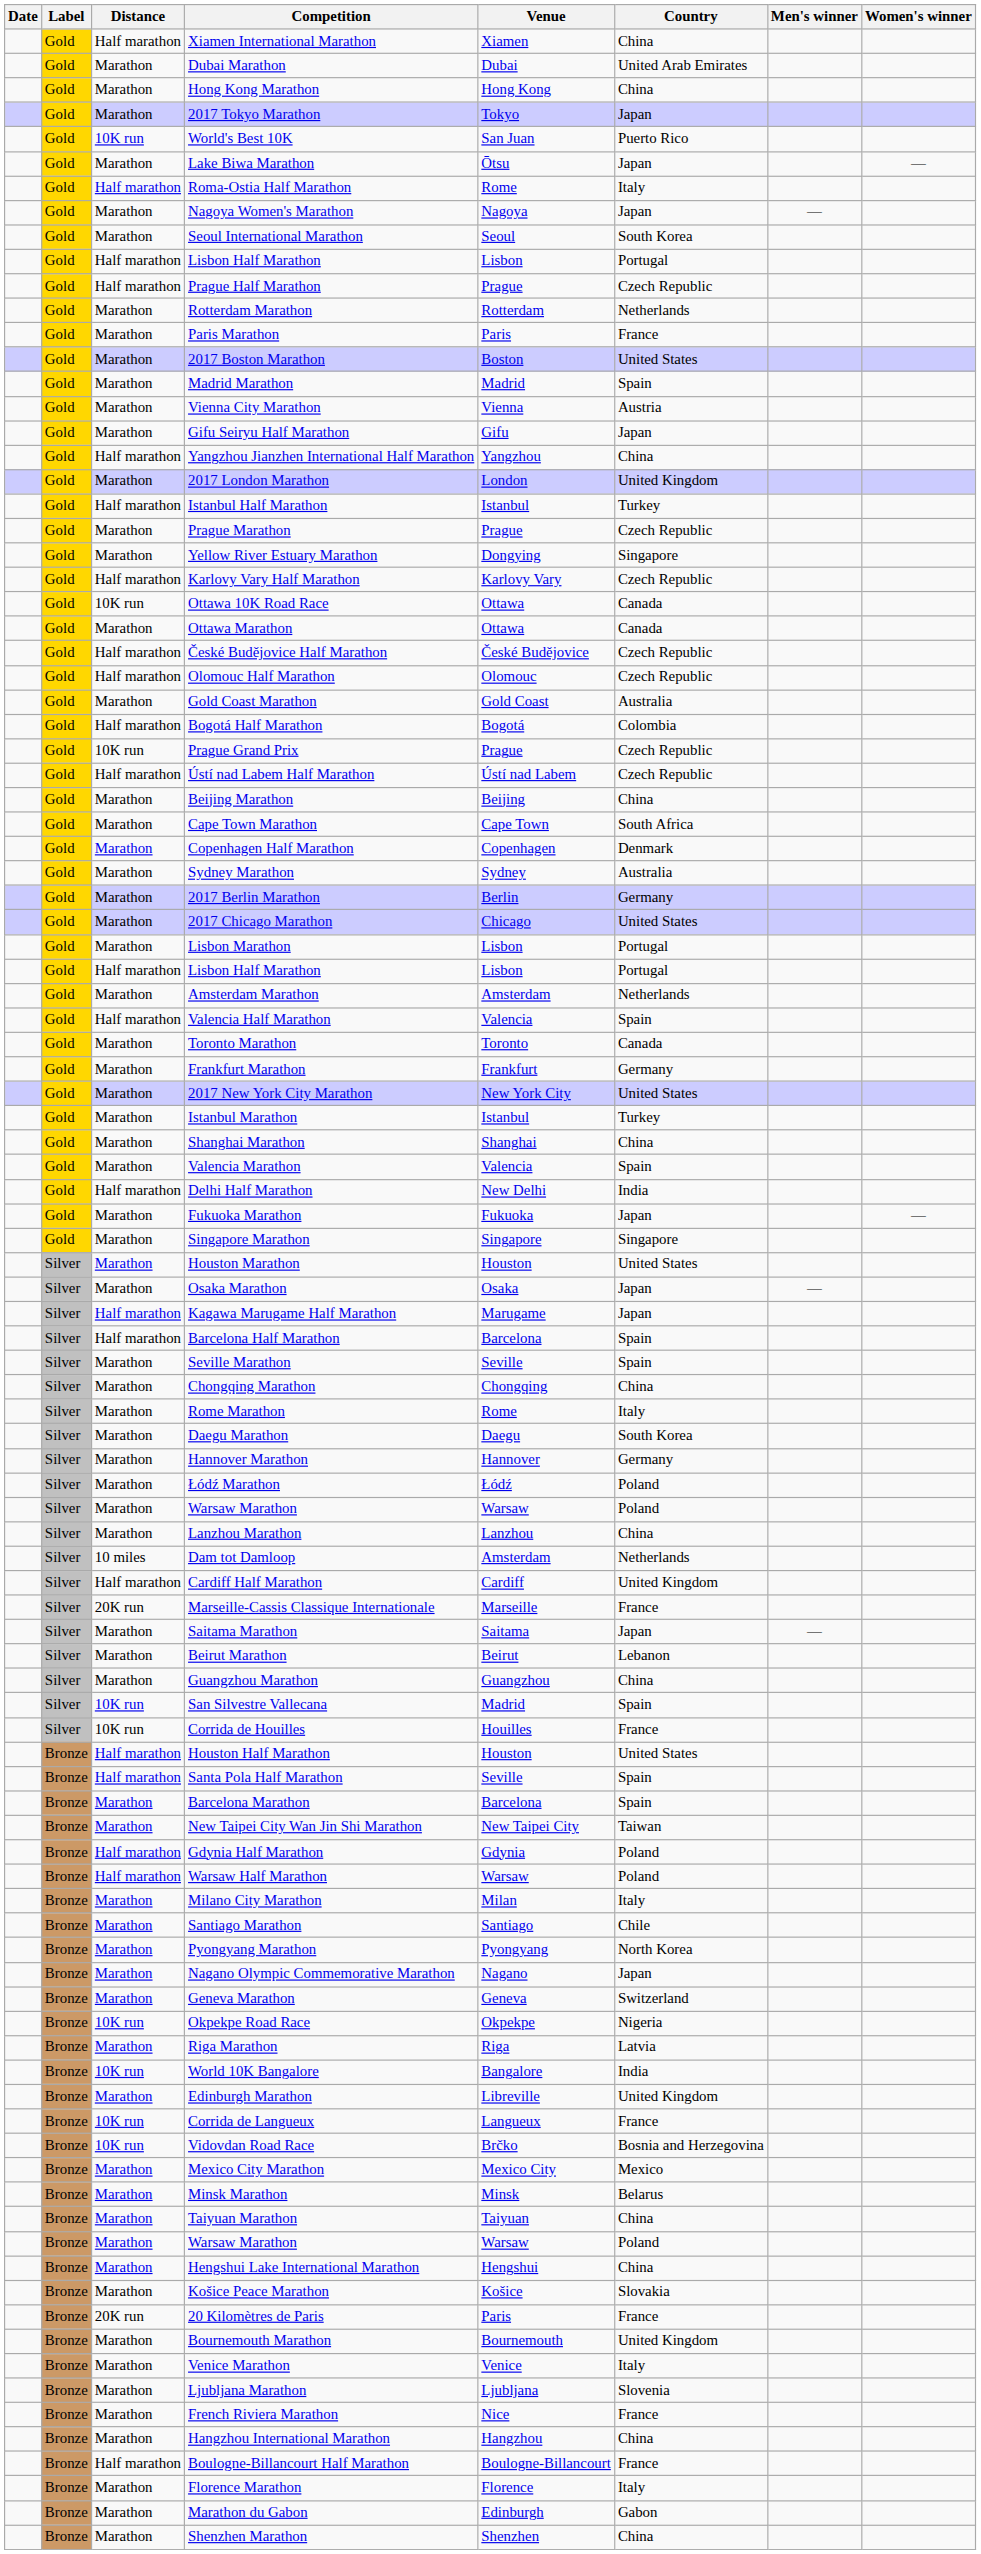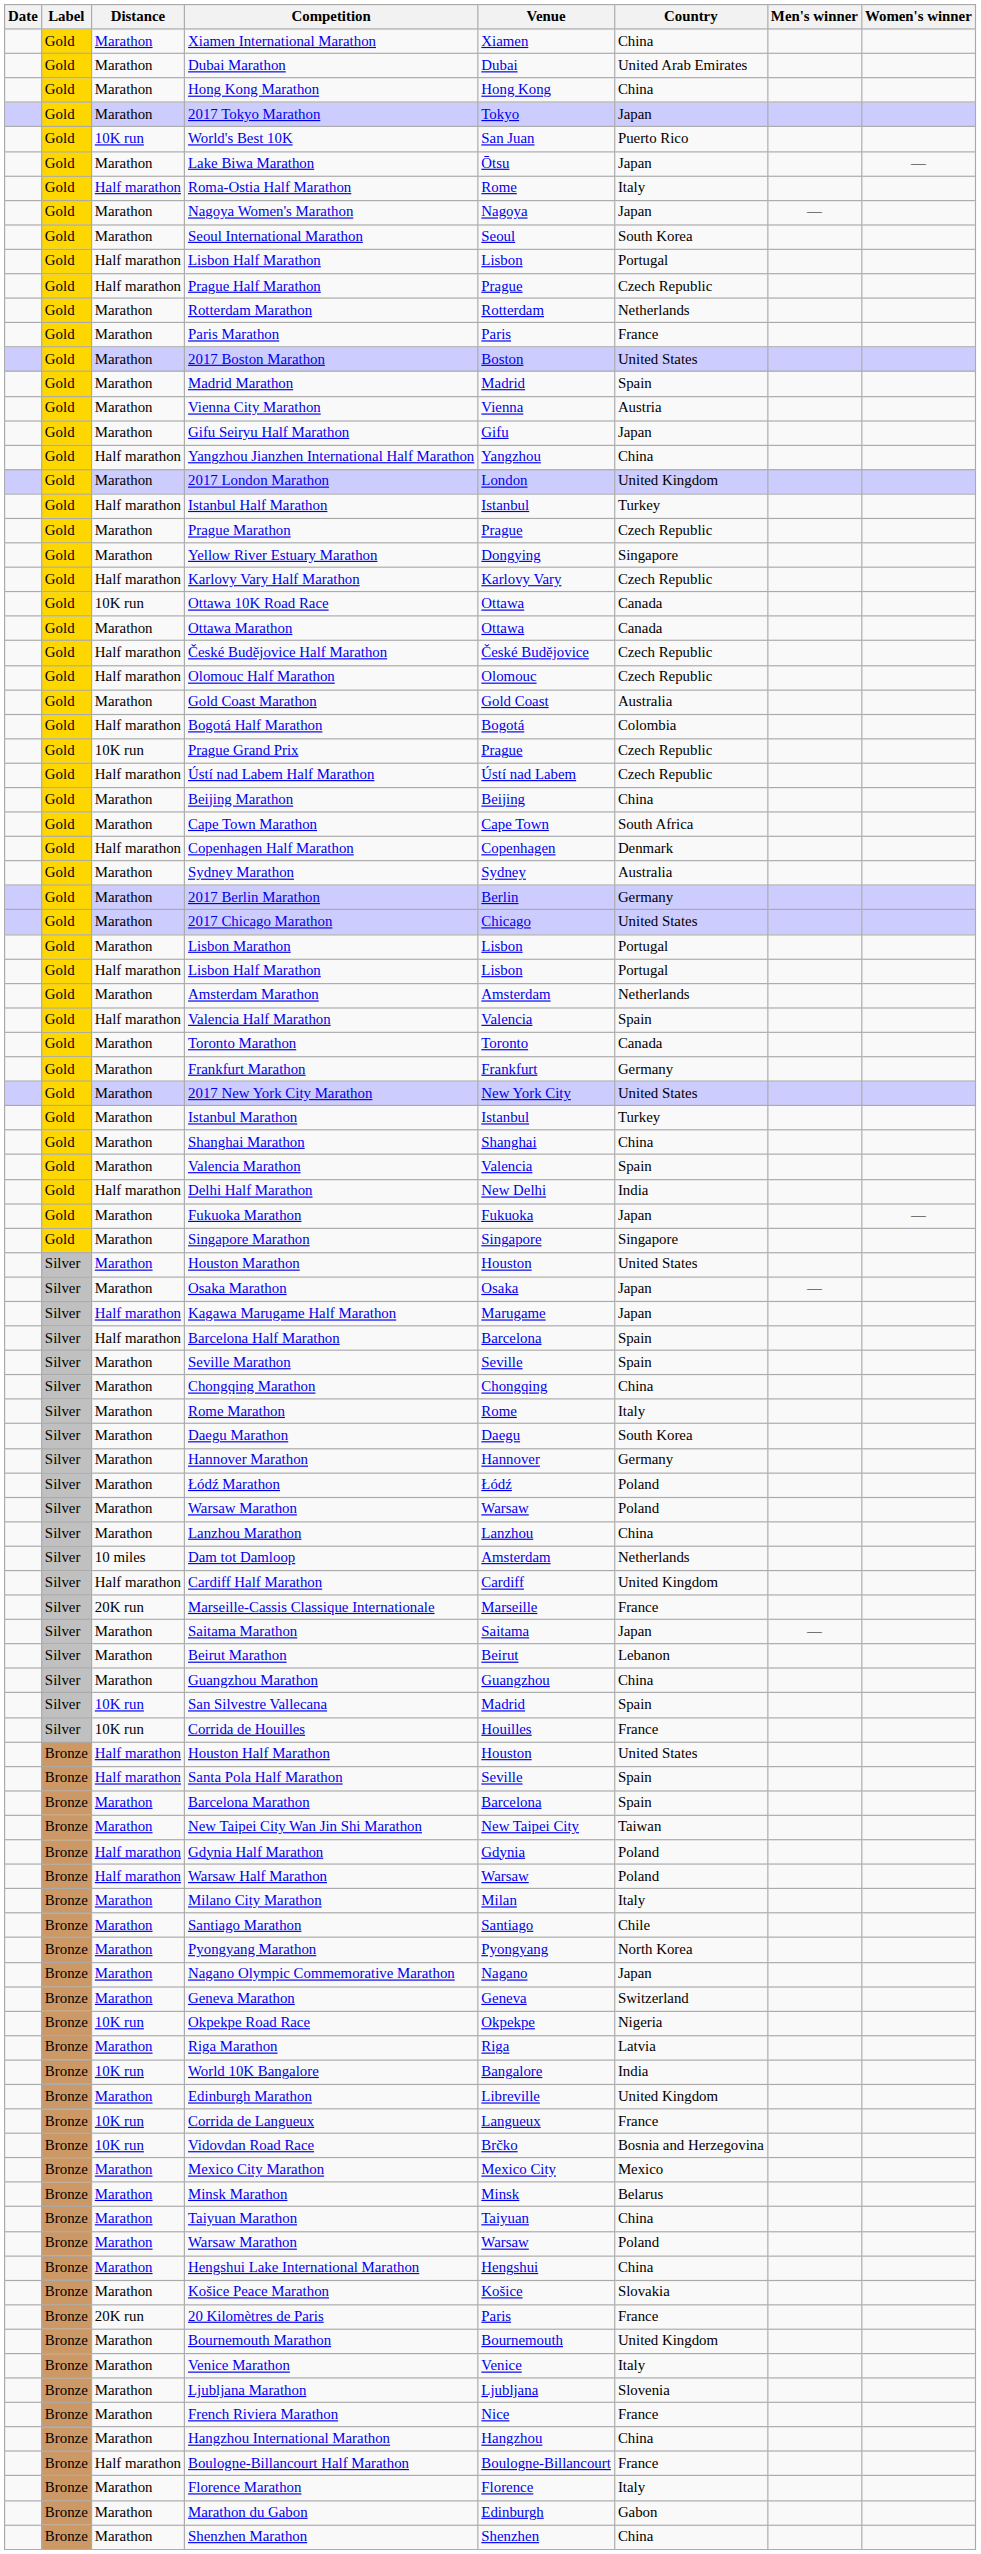(138, 40) Half marathon -> (124, 40) Marathon
(124, 848) Marathon -> (138, 848) Half marathon
